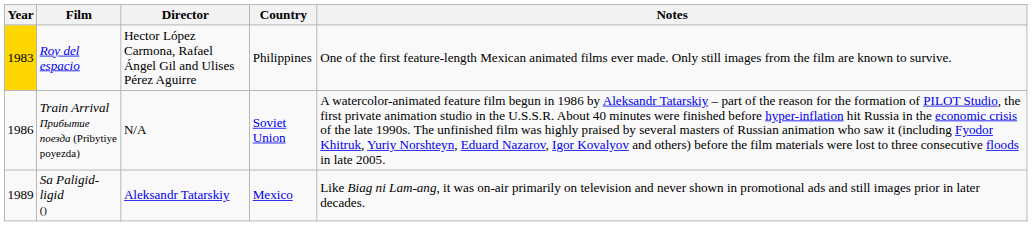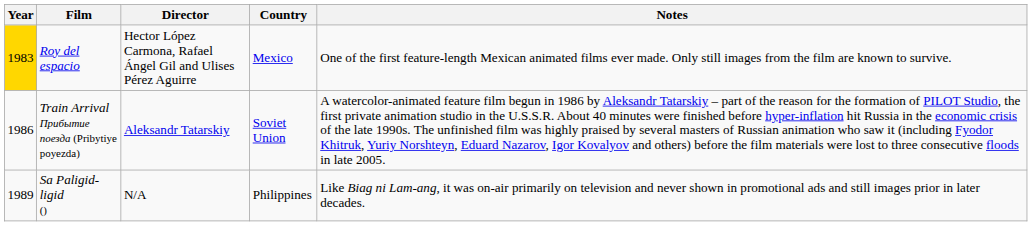(282, 57) Philippines -> (273, 57) Mexico
(135, 130) N/A -> (177, 130) Aleksandr Tatarskiy
(177, 195) Aleksandr Tatarskiy -> (135, 195) N/A
(273, 195) Mexico -> (282, 195) Philippines
